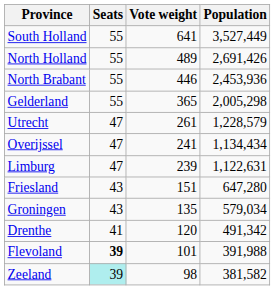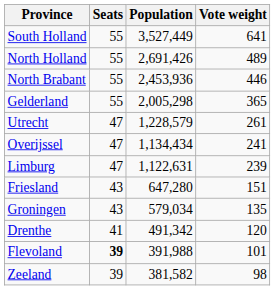columns swapped: (235, 15) <-> (163, 15)
(116, 274) paleturquoise background -> (116, 274) no background
